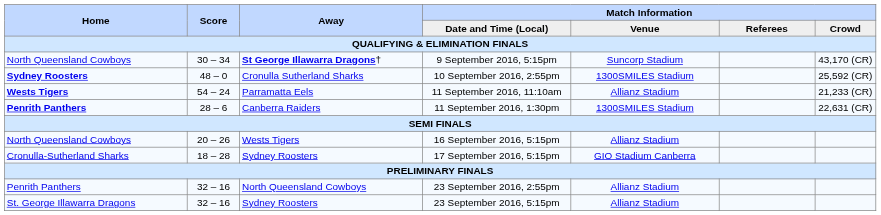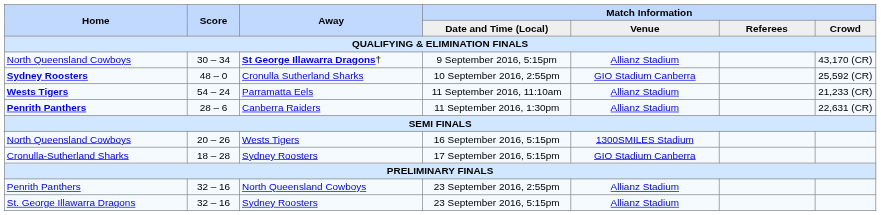(645, 60) Suncorp Stadium -> (645, 60) Allianz Stadium
(645, 76) 1300SMILES Stadium -> (645, 76) GIO Stadium Canberra
(645, 108) 1300SMILES Stadium -> (645, 108) Allianz Stadium
(645, 139) Allianz Stadium -> (645, 139) 1300SMILES Stadium
